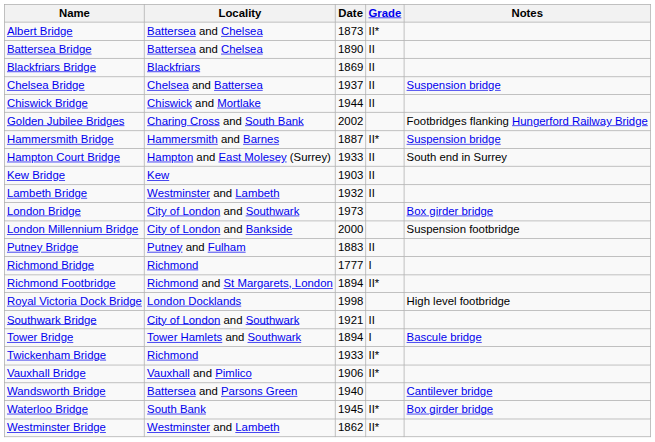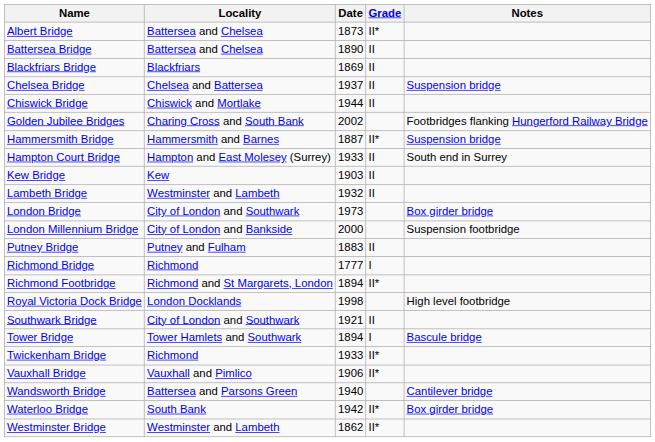(351, 409) 1945 -> (351, 409) 1942
